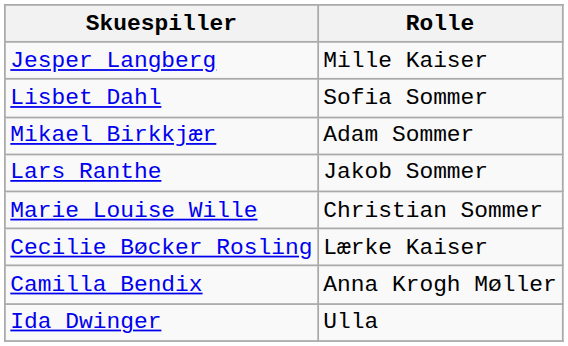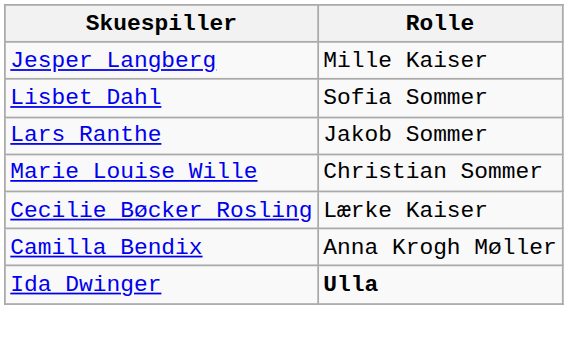- row: (113, 135)
(351, 322) normal -> (351, 285) bold
